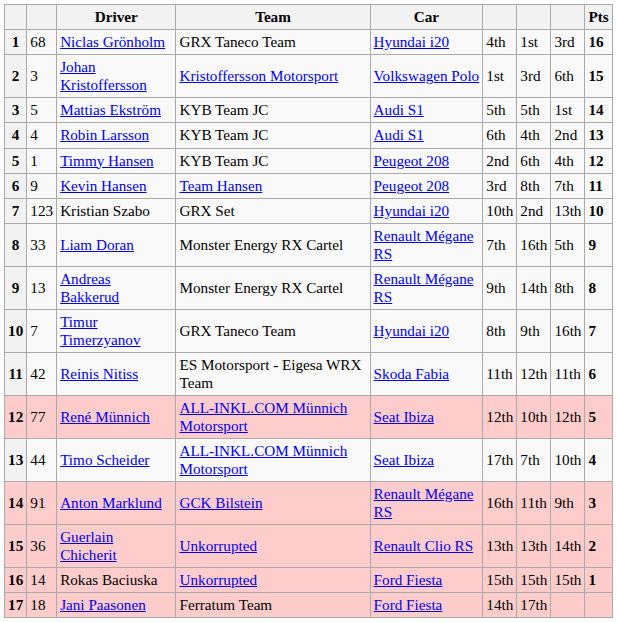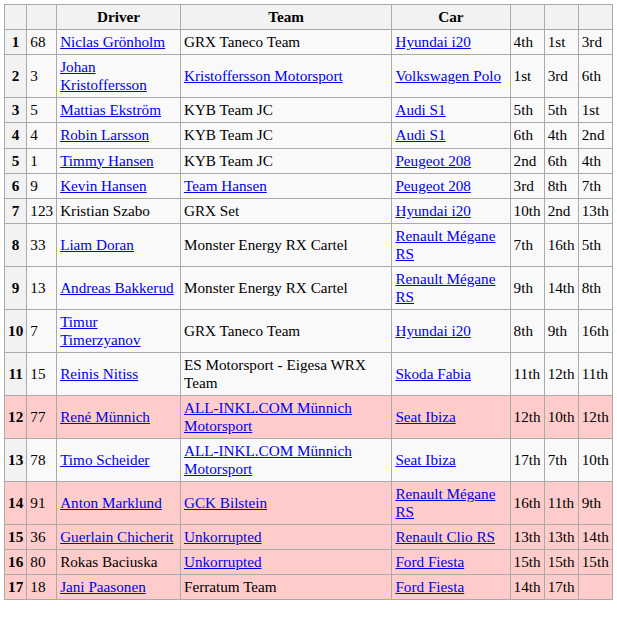- column: (599, 17)
(38, 373) 42 -> (38, 373) 15
(38, 460) 44 -> (38, 460) 78
(38, 580) 14 -> (38, 562) 80
